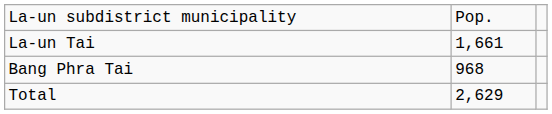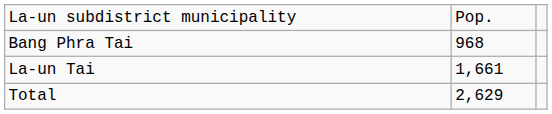rows swapped: (52, 44) <-> (71, 70)
